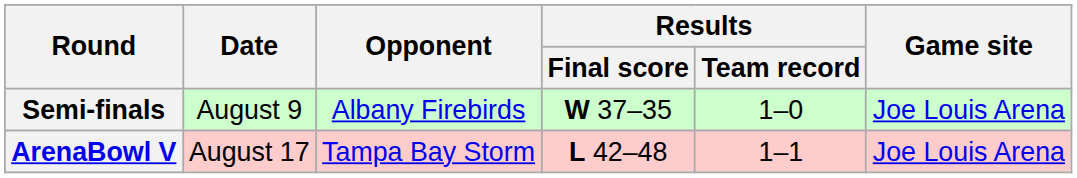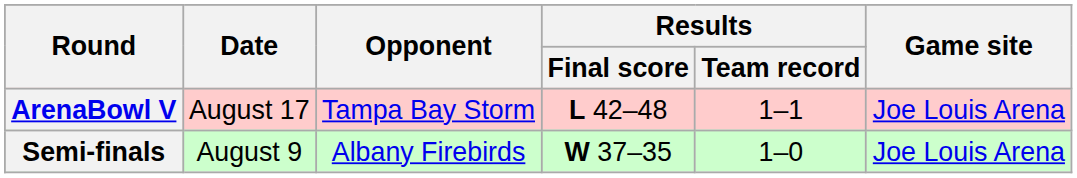rows swapped: (94, 109) <-> (94, 150)
